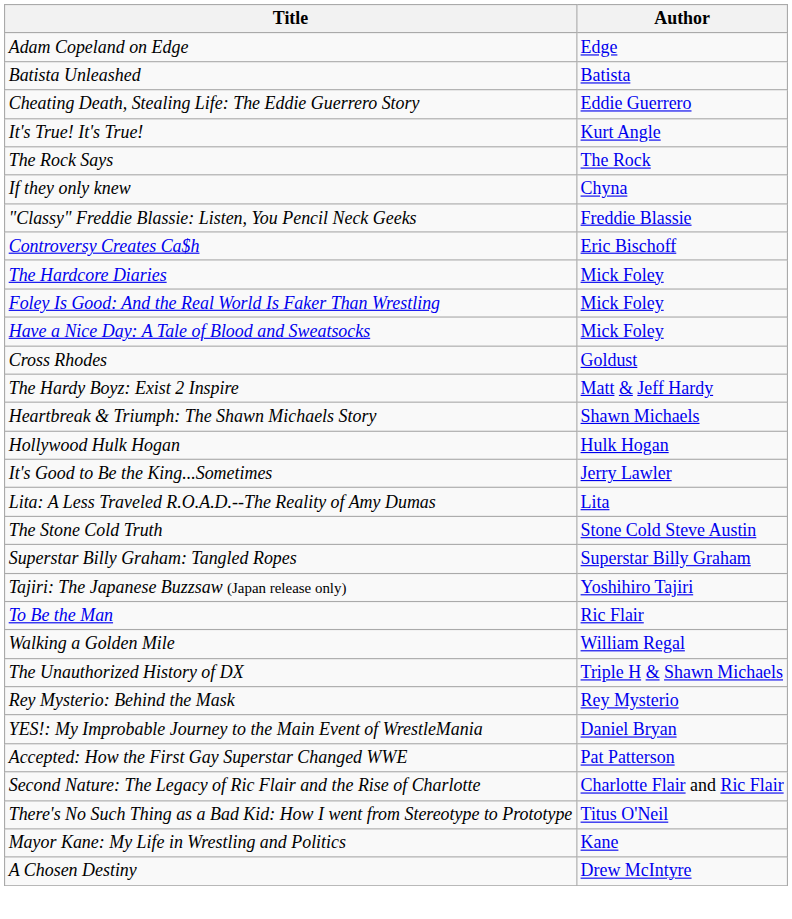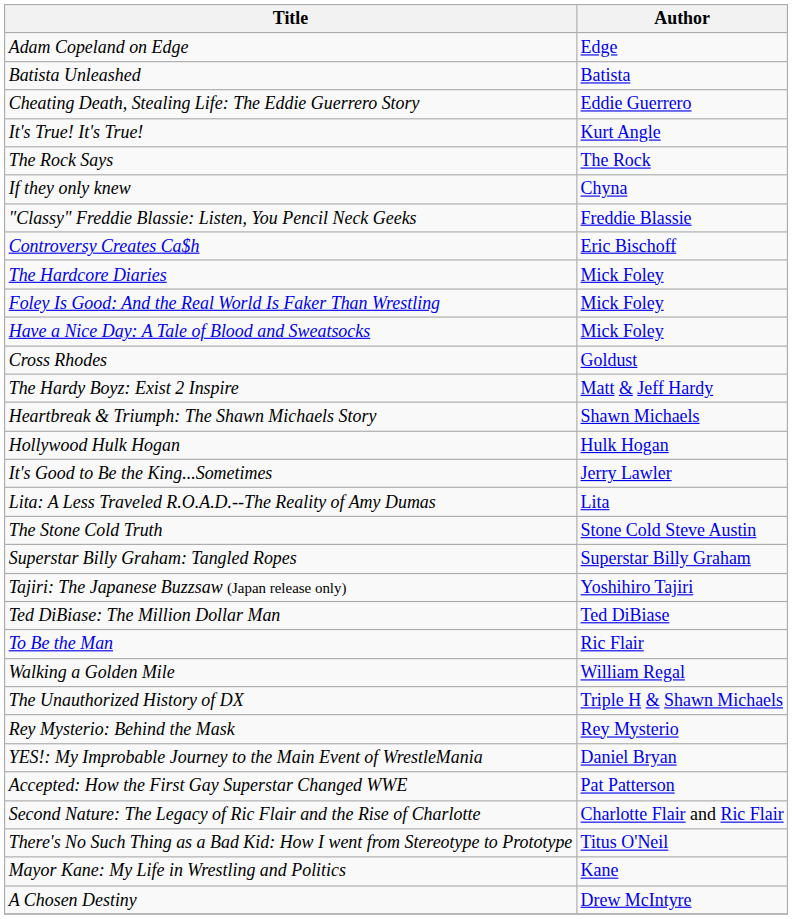+ row: (144, 615)
